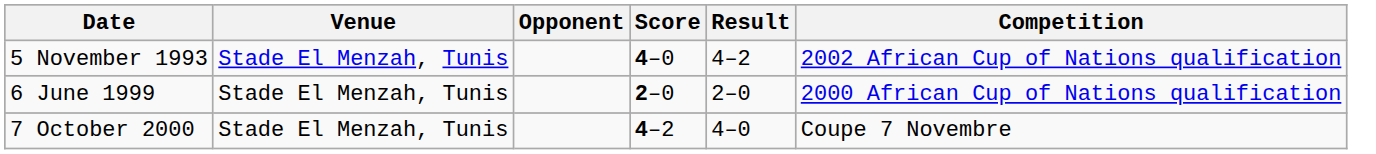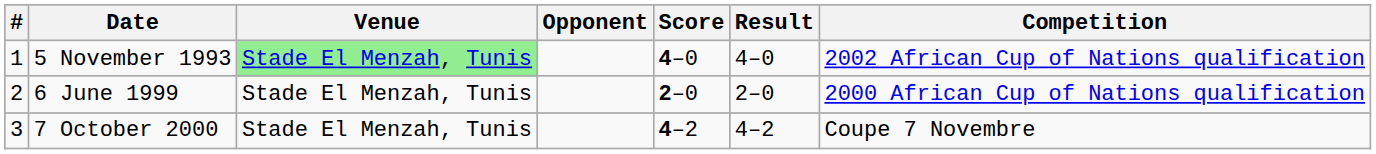+ column: (17, 23)
(363, 59) no background -> (387, 59) lightgreen background
(731, 59) 4–2 -> (755, 59) 4–0
(731, 130) 4–0 -> (755, 130) 4–2
